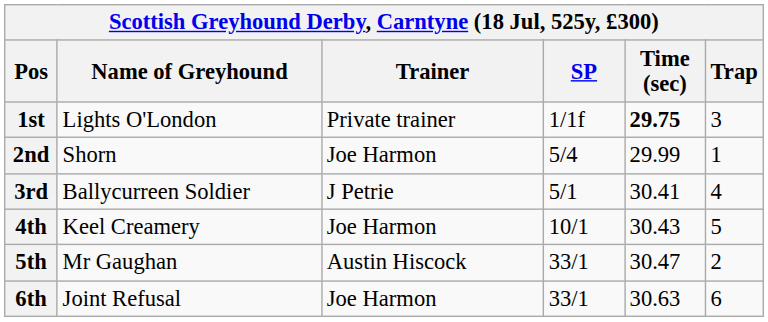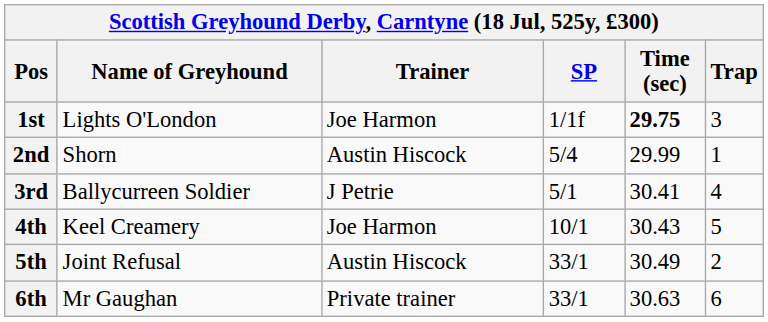(391, 119) Private trainer -> (382, 119) Joe Harmon
(382, 155) Joe Harmon -> (397, 155) Austin Hiscock
(120, 262) Mr Gaughan -> (122, 262) Joint Refusal
(655, 262) 30.47 -> (655, 262) 30.49
(122, 298) Joint Refusal -> (120, 298) Mr Gaughan
(382, 298) Joe Harmon -> (391, 298) Private trainer
